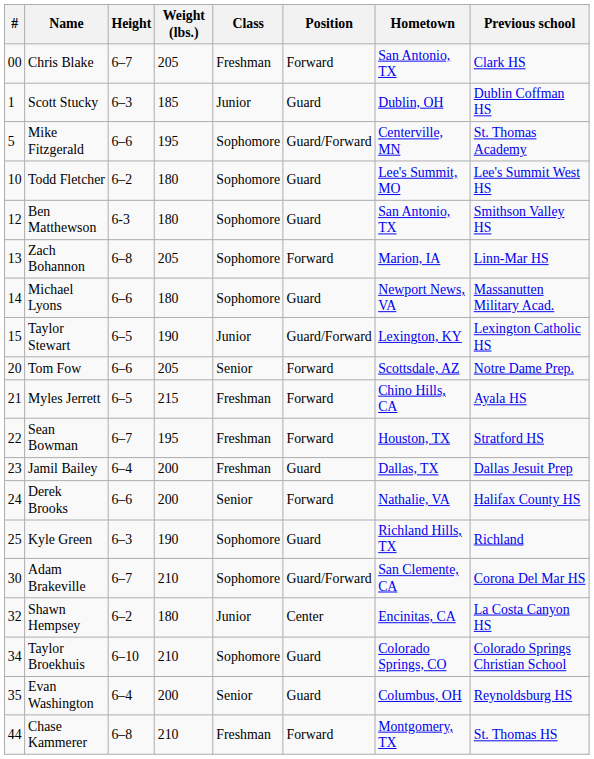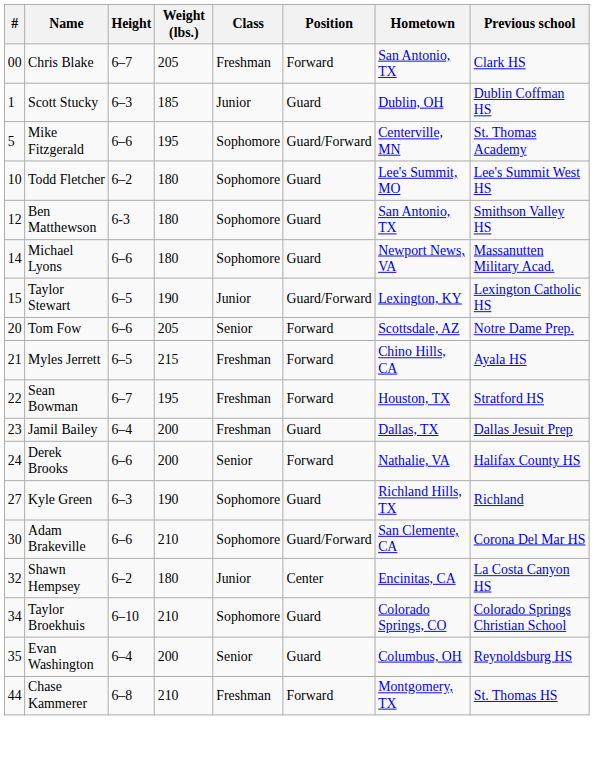- row: (56, 259)
(15, 539) 25 -> (15, 500) 27
(122, 578) 6–7 -> (122, 539) 6–6
